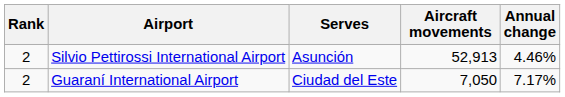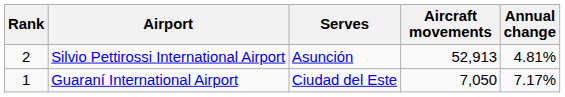(535, 56) 4.46% -> (535, 56) 4.81%
(26, 80) 2 -> (26, 80) 1
